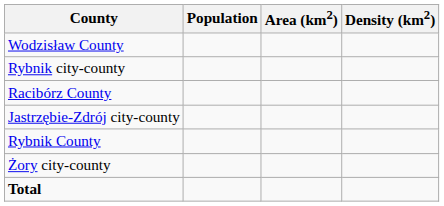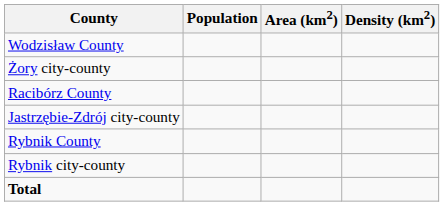rows swapped: (67, 68) <-> (59, 165)
